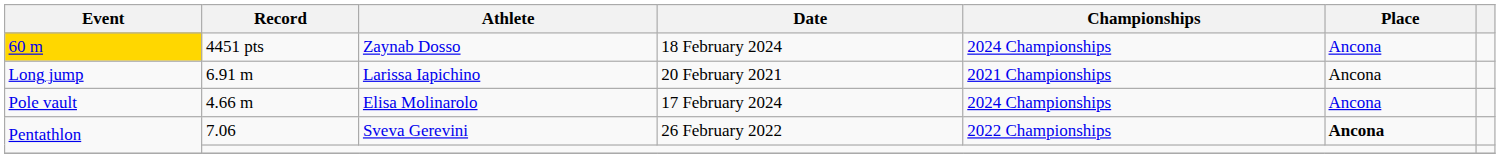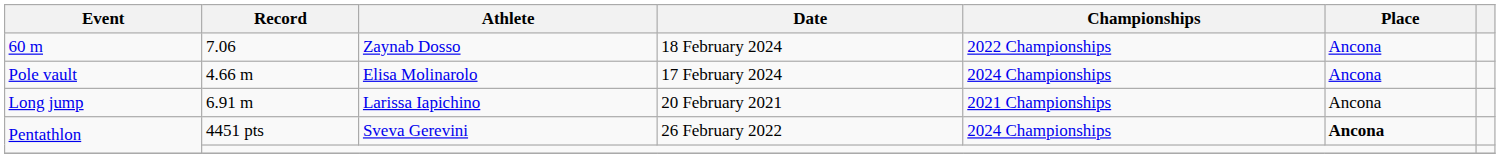(26, 46) gold background -> (26, 46) no background
(235, 46) 4451 pts -> (221, 46) 7.06
(1039, 46) 2024 Championships -> (1039, 46) 2022 Championships
rows swapped: (422, 74) <-> (420, 102)
(221, 131) 7.06 -> (235, 131) 4451 pts
(1039, 131) 2022 Championships -> (1039, 131) 2024 Championships
